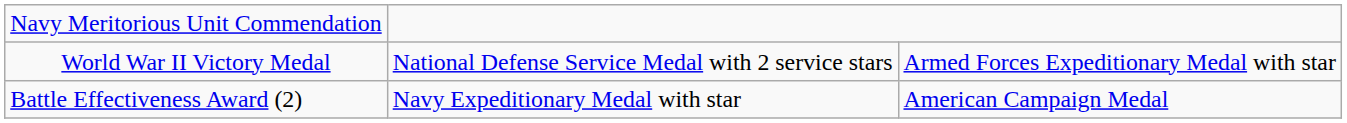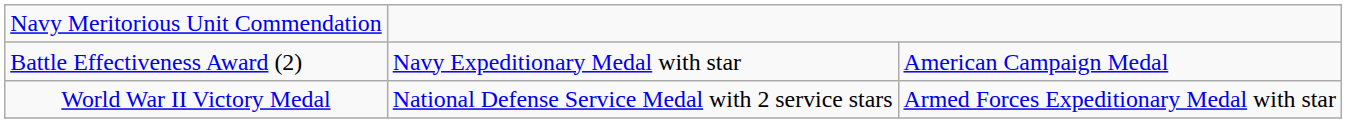rows swapped: (156, 99) <-> (196, 61)
